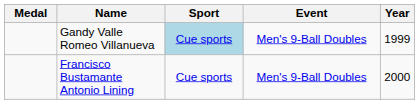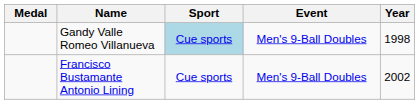(397, 38) 1999 -> (397, 38) 1998
(397, 77) 2000 -> (397, 77) 2002
